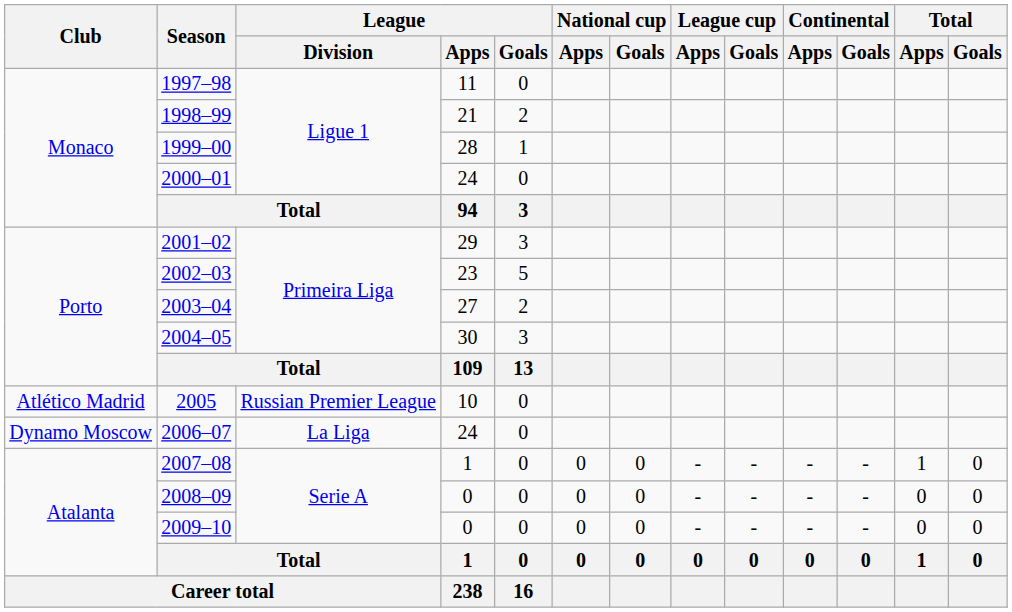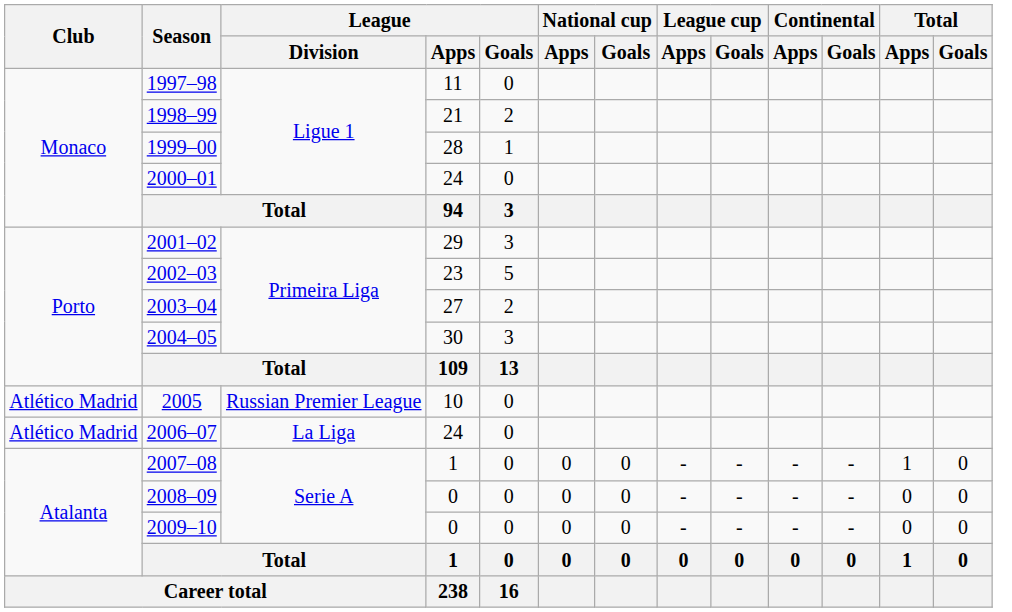(81, 432) Dynamo Moscow -> (73, 432) Atlético Madrid
